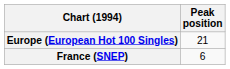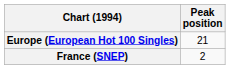(203, 56) 6 -> (203, 56) 2
